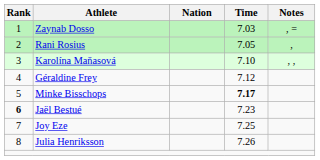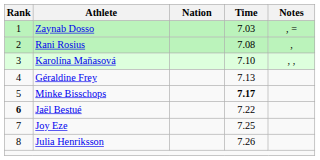(246, 45) 7.05 -> (246, 45) 7.08
(246, 77) 7.12 -> (246, 77) 7.13
(246, 110) 7.23 -> (246, 110) 7.22
